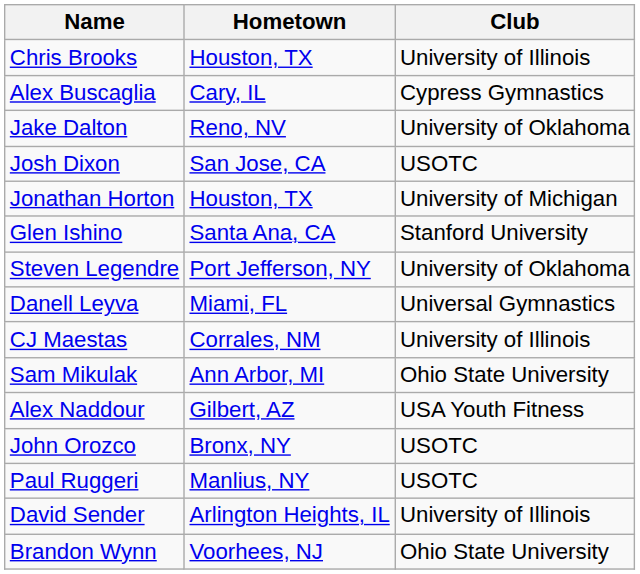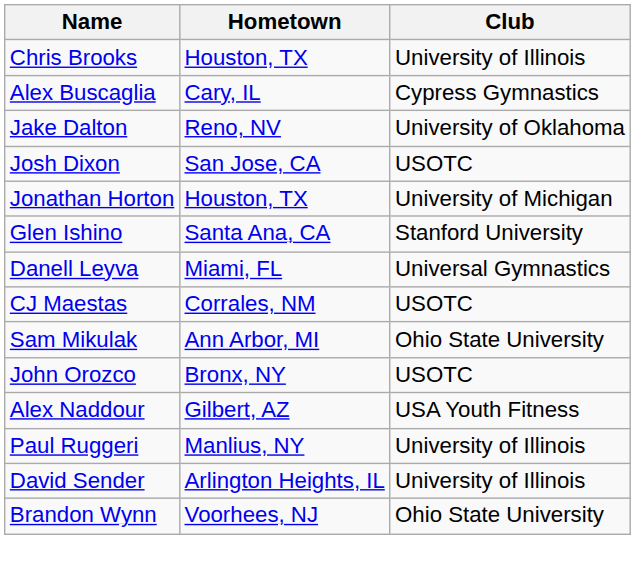- row: (95, 269)
(495, 339) University of Illinois -> (434, 304) USOTC
rows swapped: (77, 410) <-> (73, 445)
(439, 480) USOTC -> (490, 445) University of Illinois
